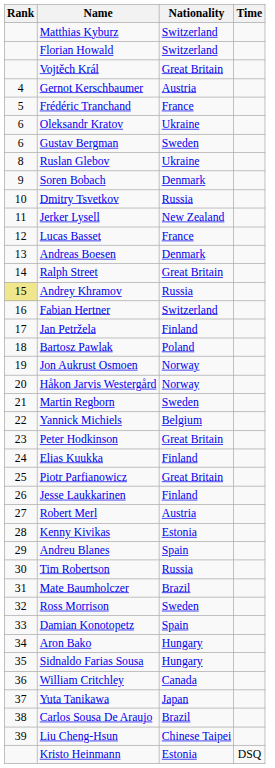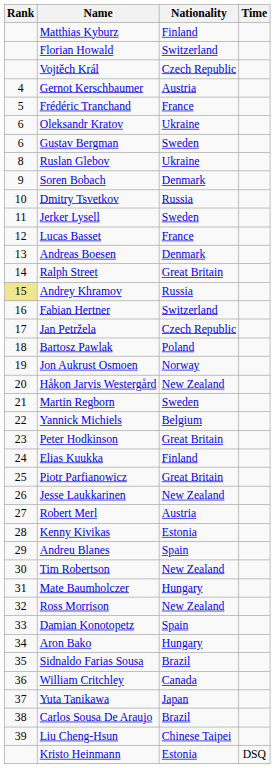(190, 32) Switzerland -> (180, 32) Finland
(192, 69) Great Britain -> (199, 69) Czech Republic
(193, 217) New Zealand -> (180, 217) Sweden
(180, 328) Finland -> (199, 328) Czech Republic
(181, 384) Norway -> (193, 384) New Zealand
(180, 495) Finland -> (193, 495) New Zealand
(177, 569) Russia -> (193, 569) New Zealand
(176, 587) Brazil -> (182, 587) Hungary
(180, 606) Sweden -> (193, 606) New Zealand
(182, 662) Hungary -> (176, 662) Brazil
